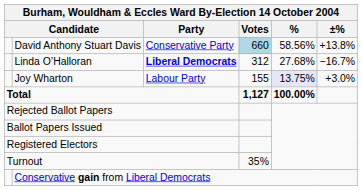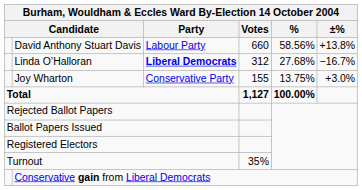(190, 45) Conservative Party -> (176, 45) Labour Party
(260, 45) lightblue background -> (260, 45) no background
(176, 78) Labour Party -> (190, 78) Conservative Party
(297, 78) lavender background -> (297, 78) no background
